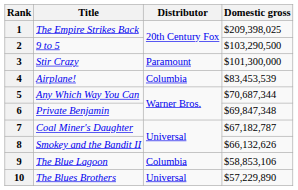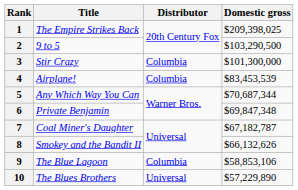(168, 62) Paramount -> (166, 62) Columbia
